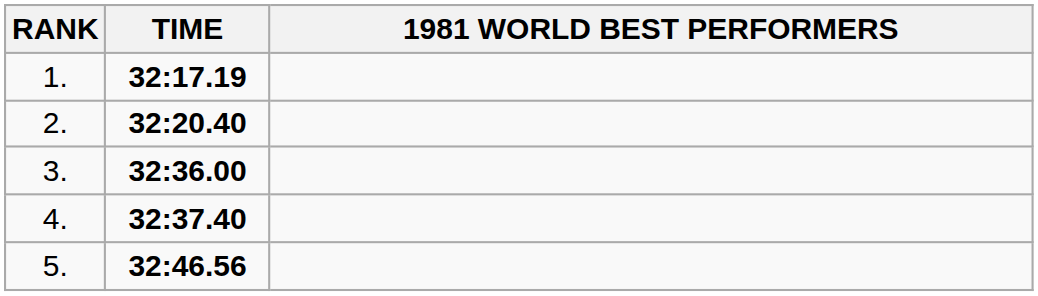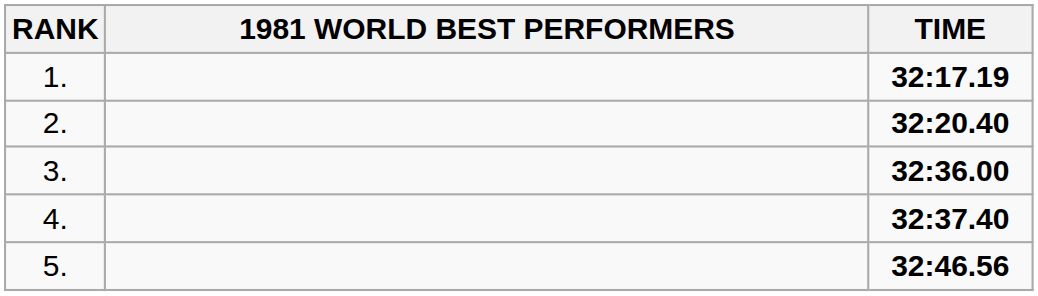columns swapped: (651, 29) <-> (187, 29)
